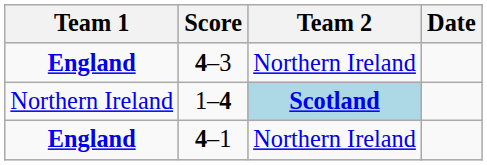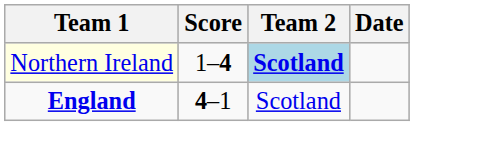- row: (213, 62)
(92, 100) no background -> (92, 62) lightyellow background
(335, 139) Northern Ireland -> (298, 100) Scotland
